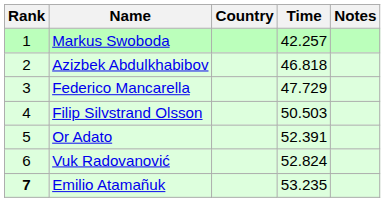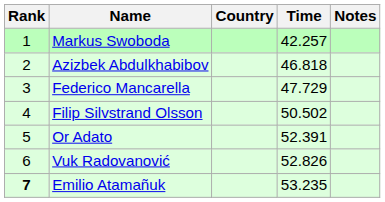(304, 112) 50.503 -> (304, 112) 50.502
(304, 161) 52.824 -> (304, 161) 52.826
